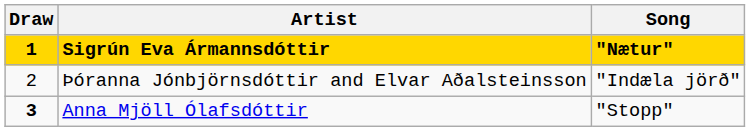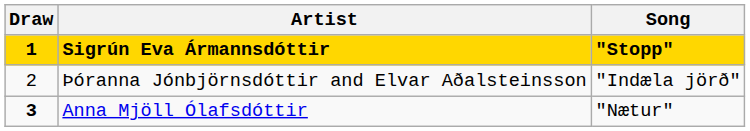(635, 50) "Nætur" -> (635, 50) "Stopp"
(635, 111) "Stopp" -> (635, 111) "Nætur"
